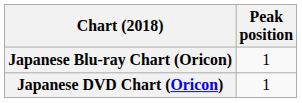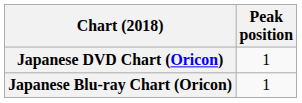rows swapped: (120, 60) <-> (120, 85)
